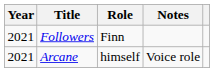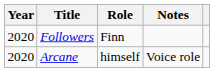(21, 36) 2021 -> (21, 36) 2020
(21, 57) 2021 -> (21, 57) 2020
